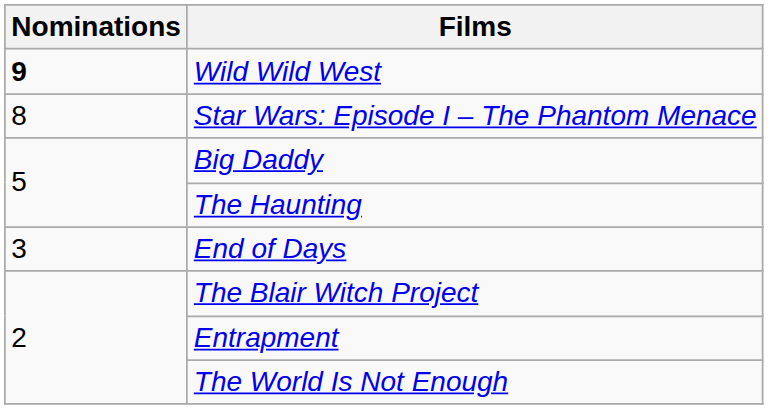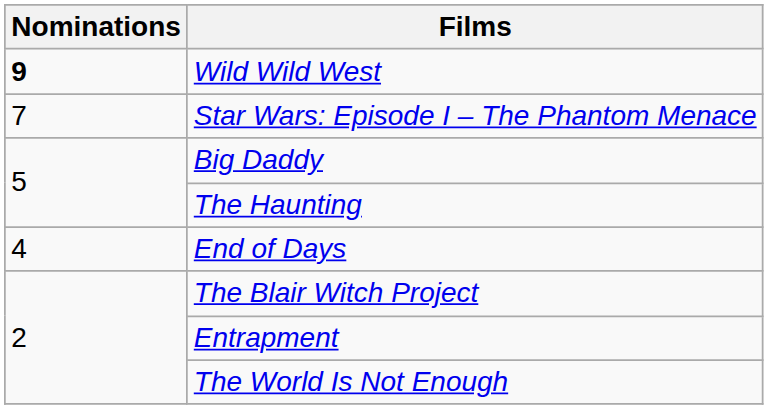(19, 115) 8 -> (19, 115) 7
(19, 248) 3 -> (19, 248) 4
